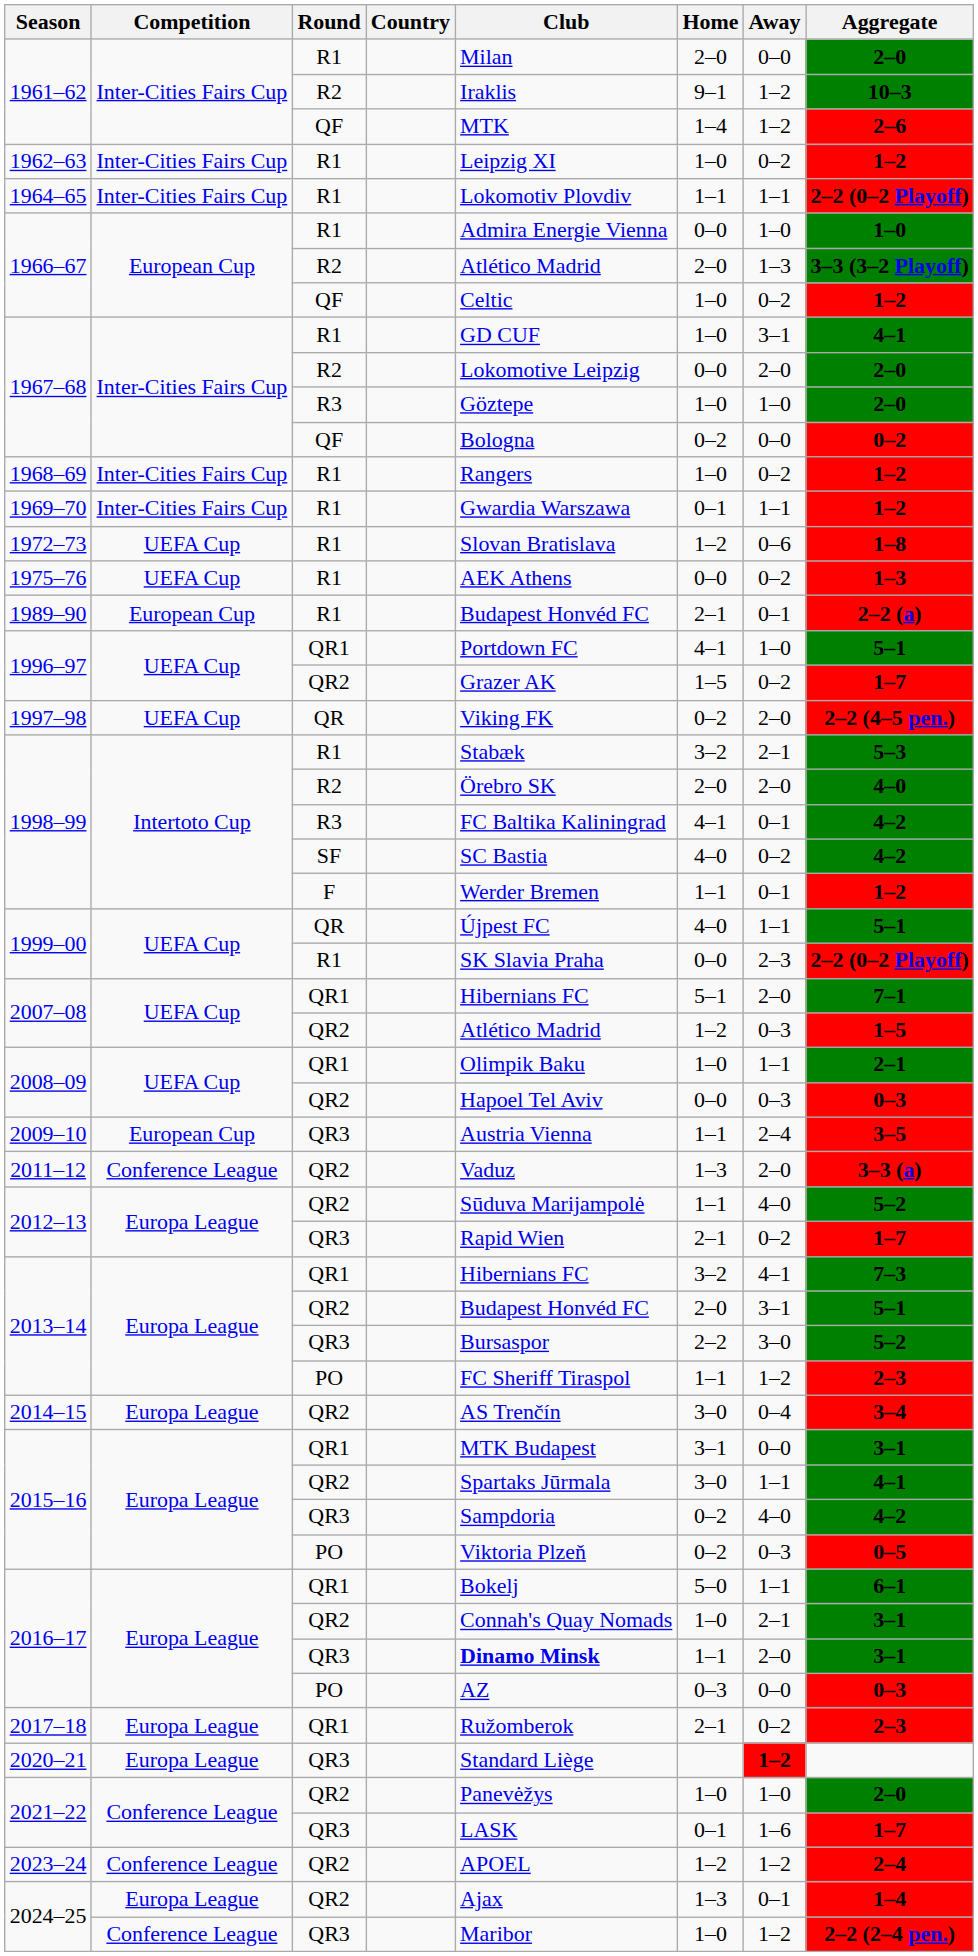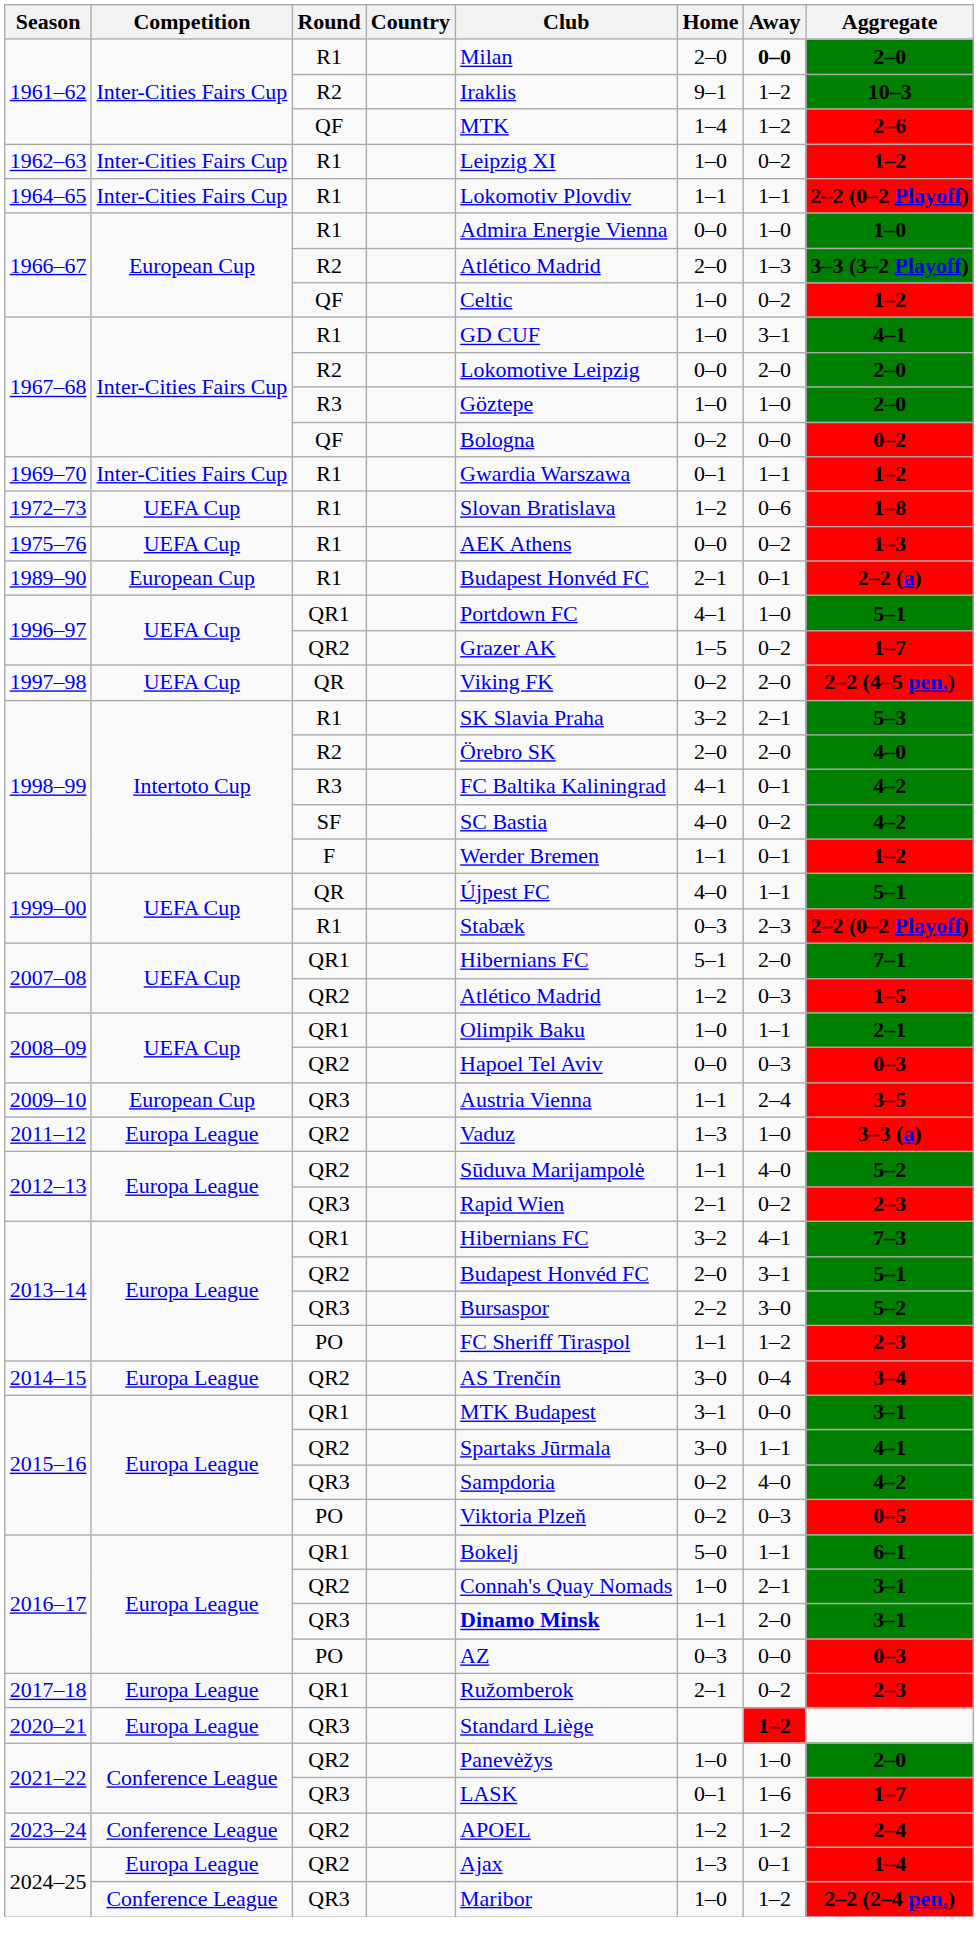(774, 56) normal -> (774, 56) bold
- row: (48, 473)
(492, 751) Stabæk -> (532, 717) SK Slavia Praha
(532, 960) SK Slavia Praha -> (492, 925) Stabæk
(710, 960) 0–0 -> (710, 925) 0–3
(192, 1169) Conference League -> (192, 1134) Europa League
(774, 1169) 2–0 -> (774, 1134) 1–0
(890, 1238) 1–7 -> (890, 1203) 2–3
